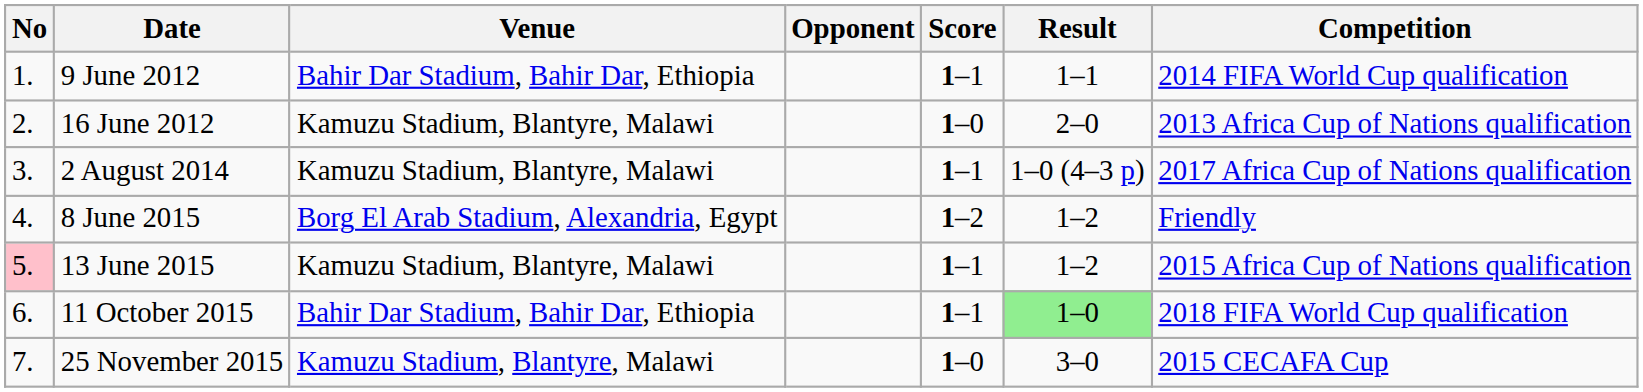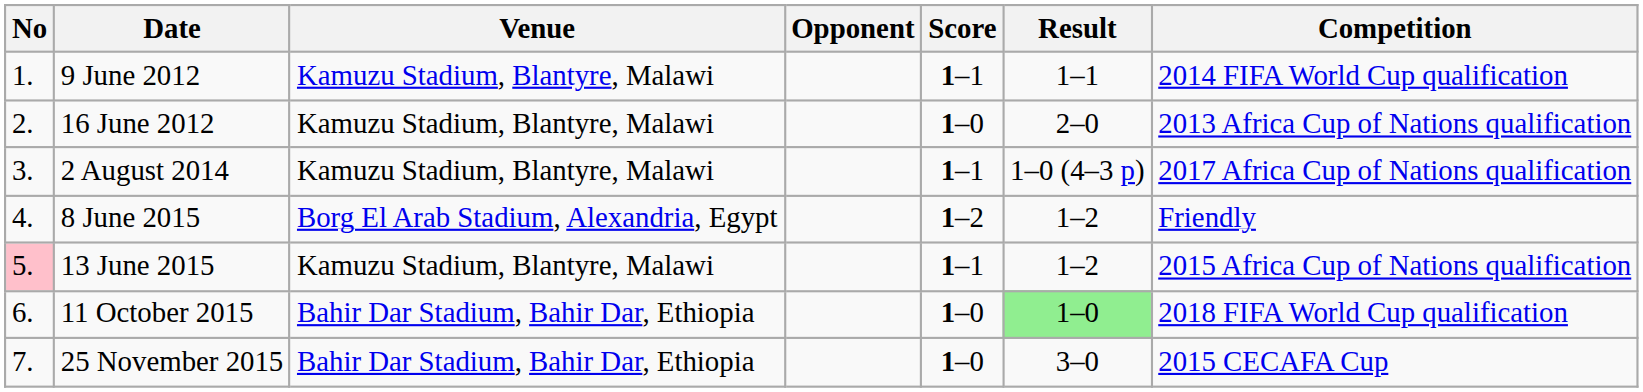(526, 75) Bahir Dar Stadium, Bahir Dar, Ethiopia -> (505, 75) Kamuzu Stadium, Blantyre, Malawi
(962, 313) 1–1 -> (962, 313) 1–0
(505, 360) Kamuzu Stadium, Blantyre, Malawi -> (526, 360) Bahir Dar Stadium, Bahir Dar, Ethiopia
